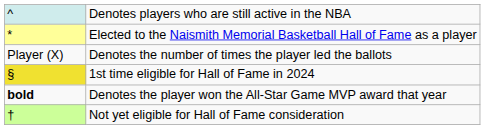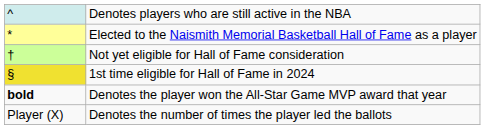rows swapped: (216, 114) <-> (240, 54)
